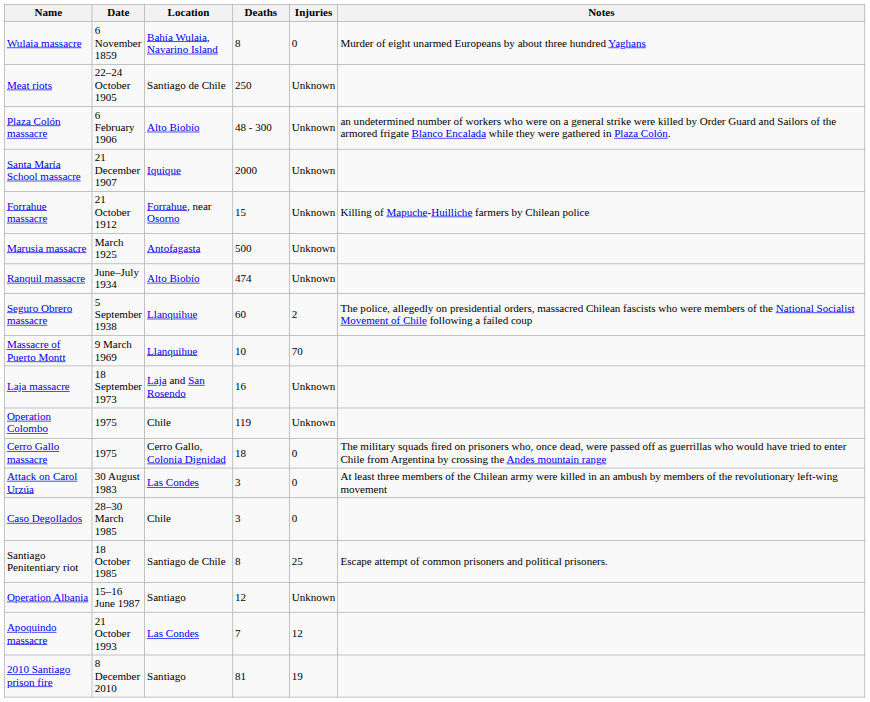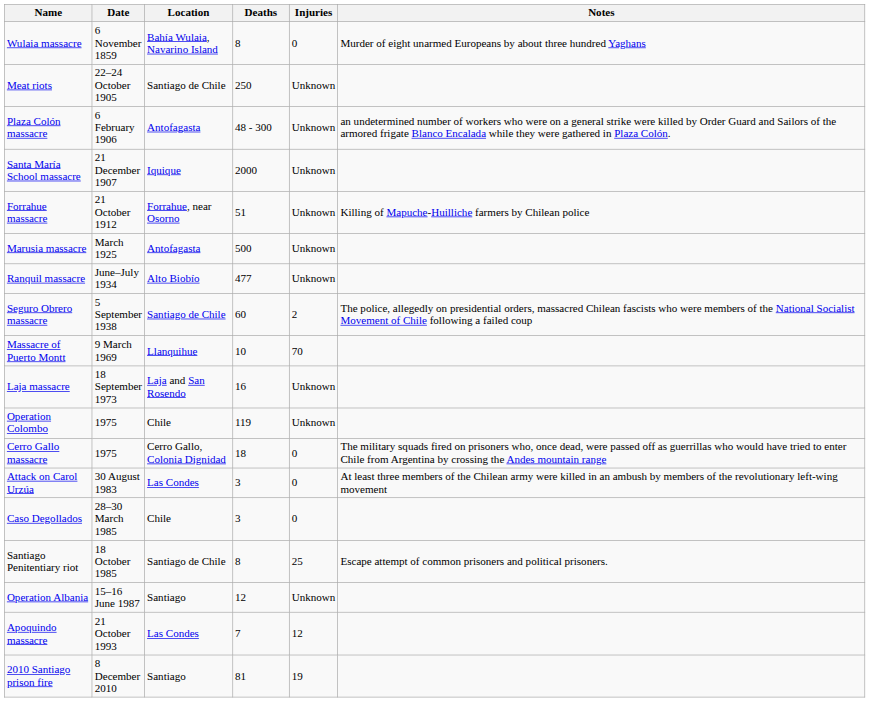(173, 127) Alto Biobío -> (174, 127) Antofagasta
(240, 212) 15 -> (240, 212) 51
(243, 278) 474 -> (243, 278) 477
(172, 314) Llanquihue -> (186, 314) Santiago de Chile
